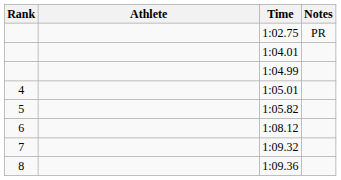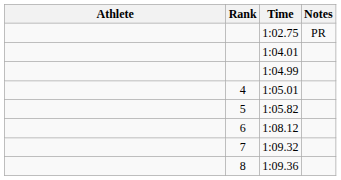columns swapped: (21, 14) <-> (149, 14)
